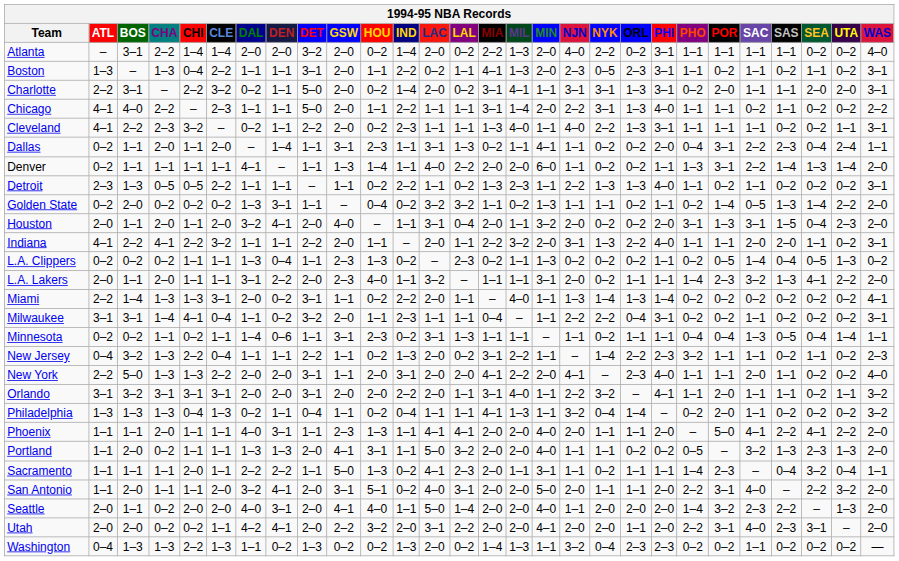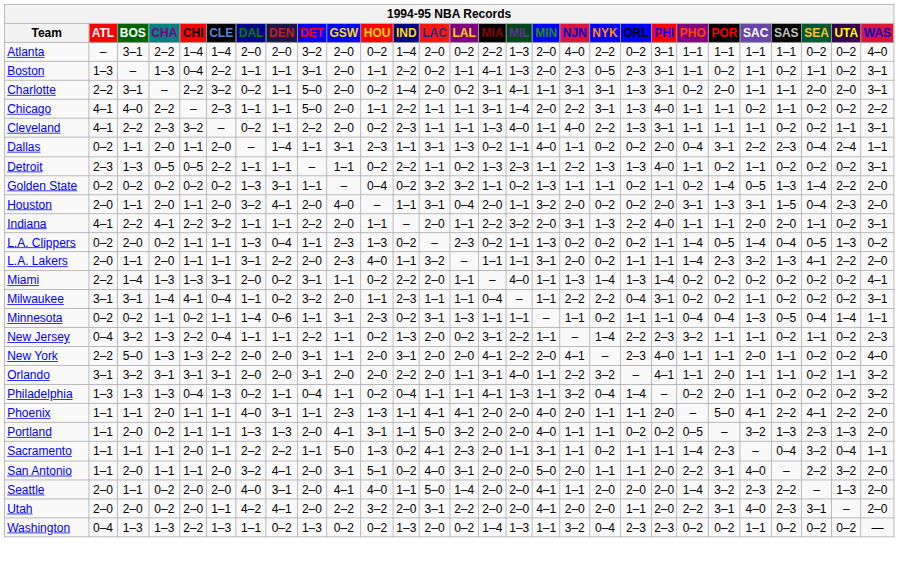(546, 147) 4–1 -> (546, 147) 4–0
- row: (27, 166)
(133, 204) 2–0 -> (133, 185) 0–2
(133, 261) 0–2 -> (133, 242) 2–0
(693, 261) 0–2 -> (693, 242) 1–4
(546, 508) 4–0 -> (546, 489) 4–1
(193, 527) 0–2 -> (193, 508) 2–0
